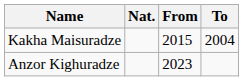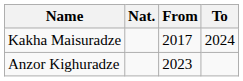(177, 40) 2015 -> (177, 40) 2017
(220, 40) 2004 -> (220, 40) 2024
